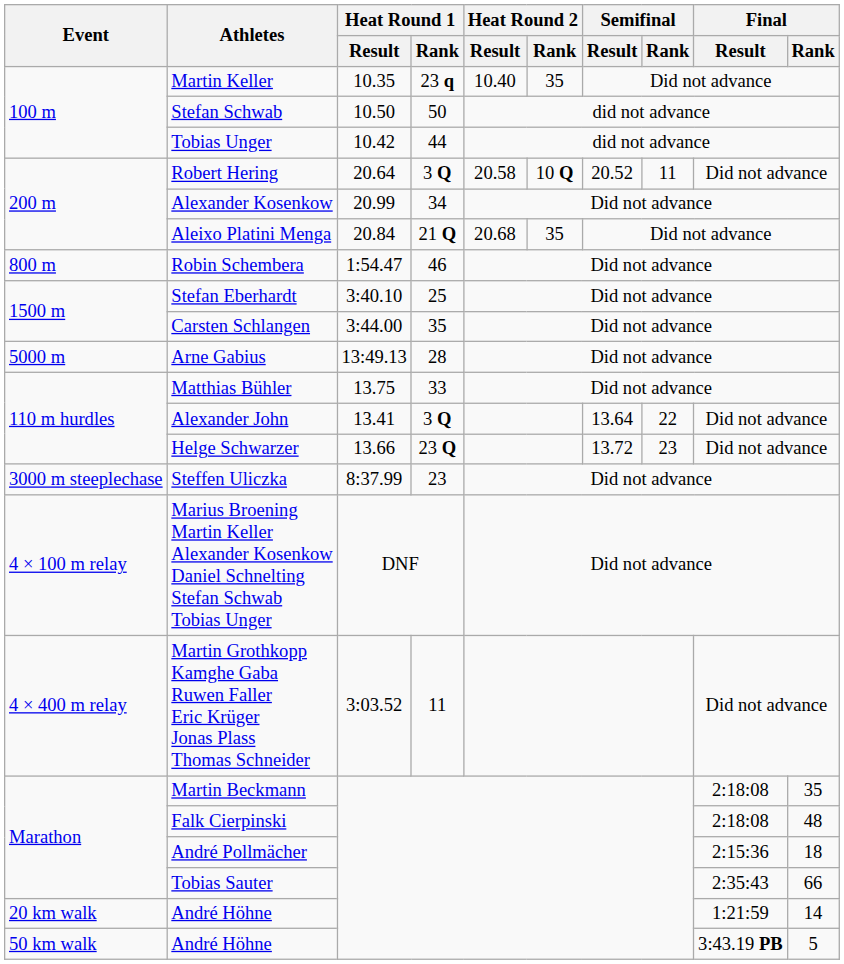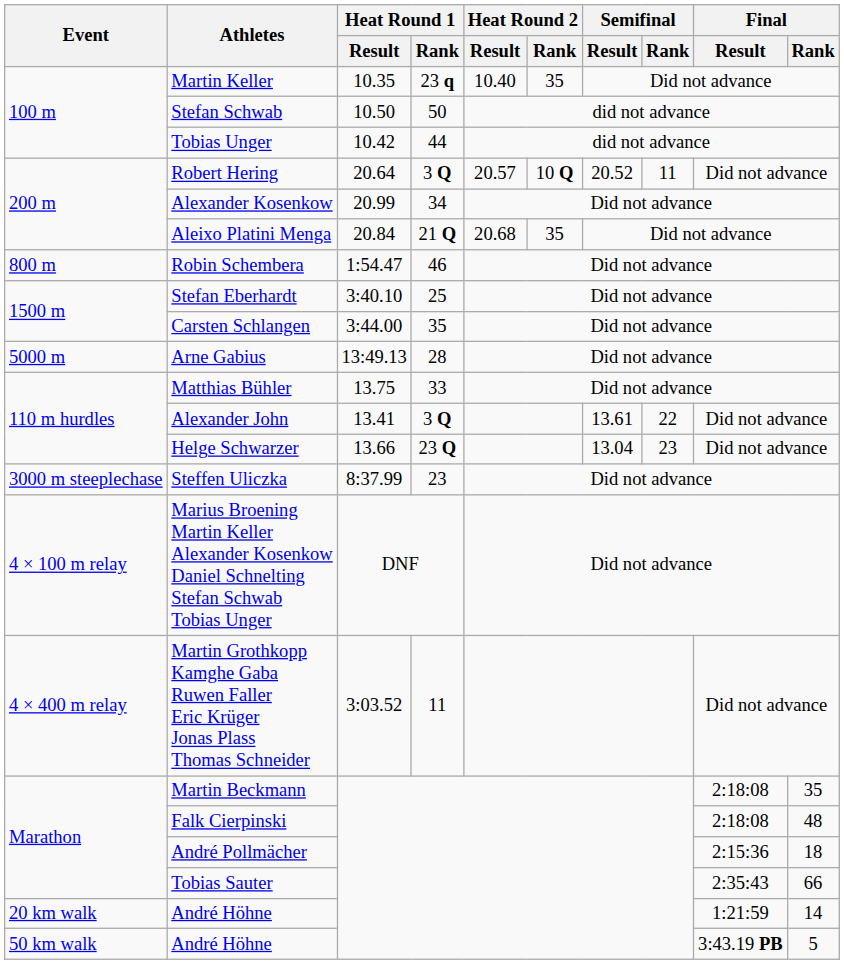(495, 173) 20.58 -> (495, 173) 20.57
(612, 418) 13.64 -> (612, 418) 13.61
(612, 449) 13.72 -> (612, 449) 13.04
